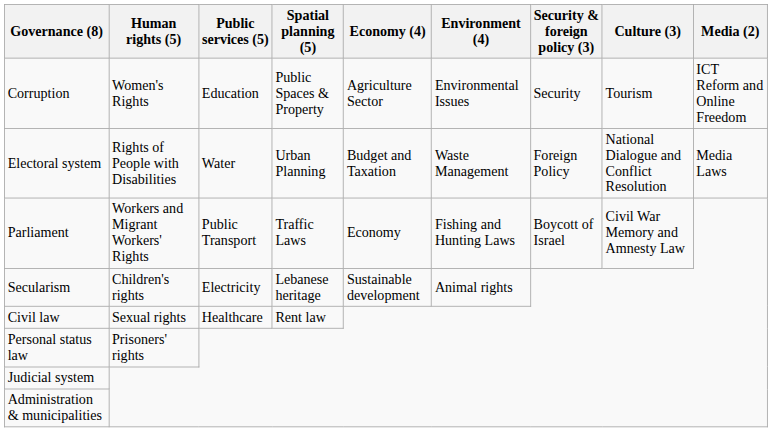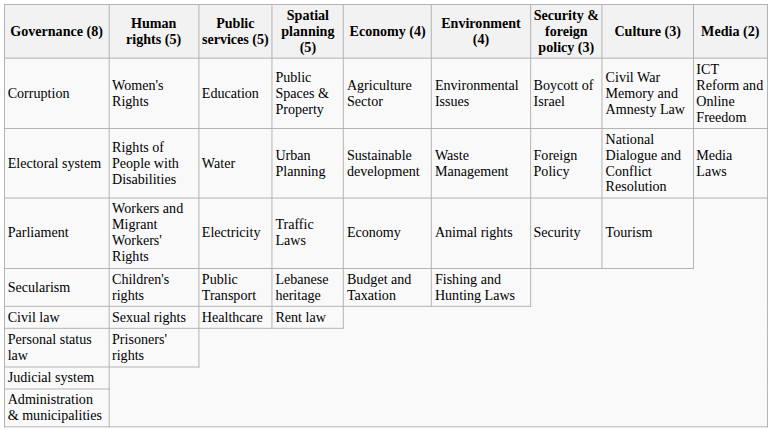(557, 93) Security -> (563, 93) Boycott of Israel
(629, 93) Tourism -> (645, 93) Civil War Memory and Amnesty Law
(379, 163) Budget and Taxation -> (383, 163) Sustainable development
(229, 233) Public Transport -> (231, 233) Electricity
(475, 233) Fishing and Hunting Laws -> (474, 233) Animal rights
(563, 233) Boycott of Israel -> (557, 233) Security
(645, 233) Civil War Memory and Amnesty Law -> (629, 233) Tourism
(231, 287) Electricity -> (229, 287) Public Transport
(383, 287) Sustainable development -> (379, 287) Budget and Taxation
(474, 287) Animal rights -> (475, 287) Fishing and Hunting Laws
